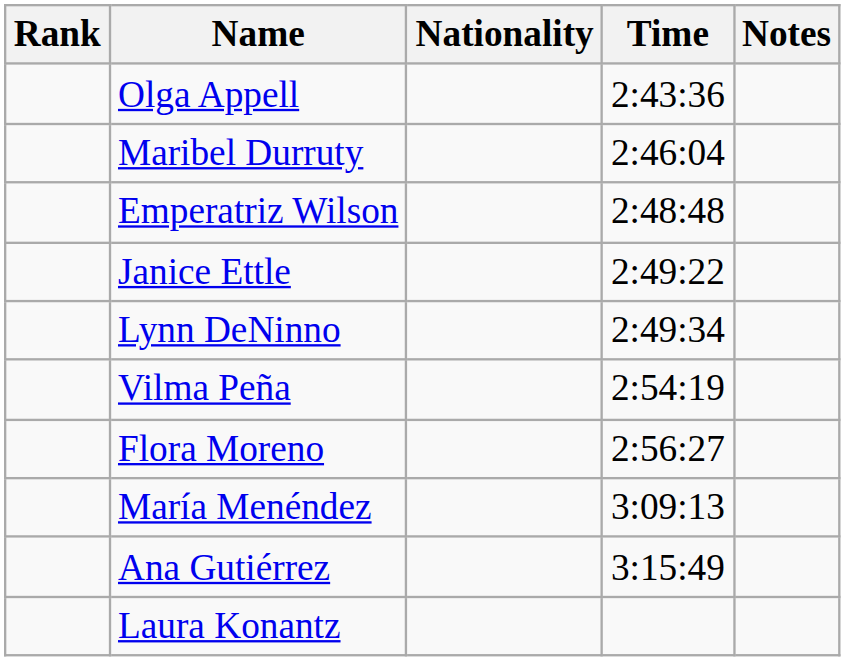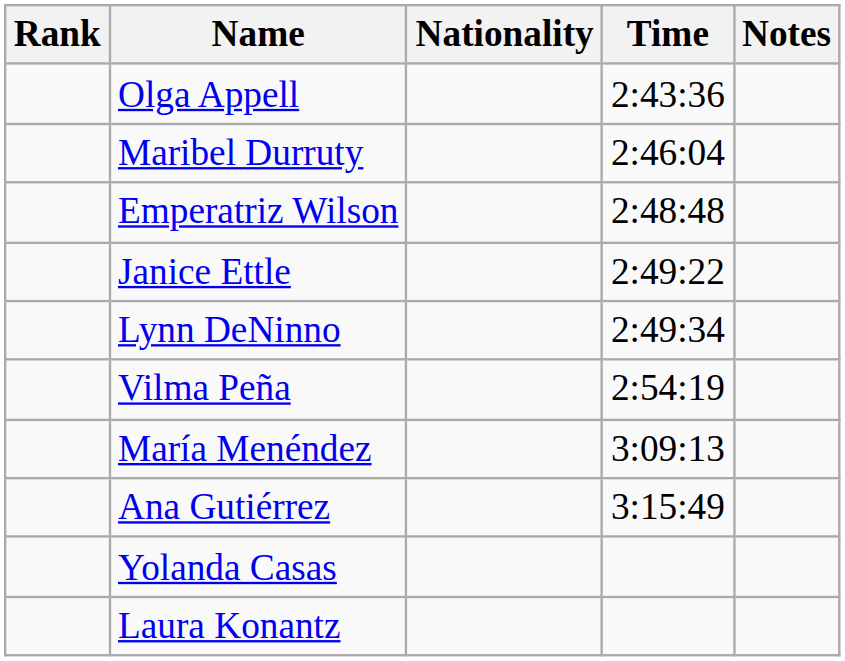- row: (221, 447)
+ row: (227, 566)
